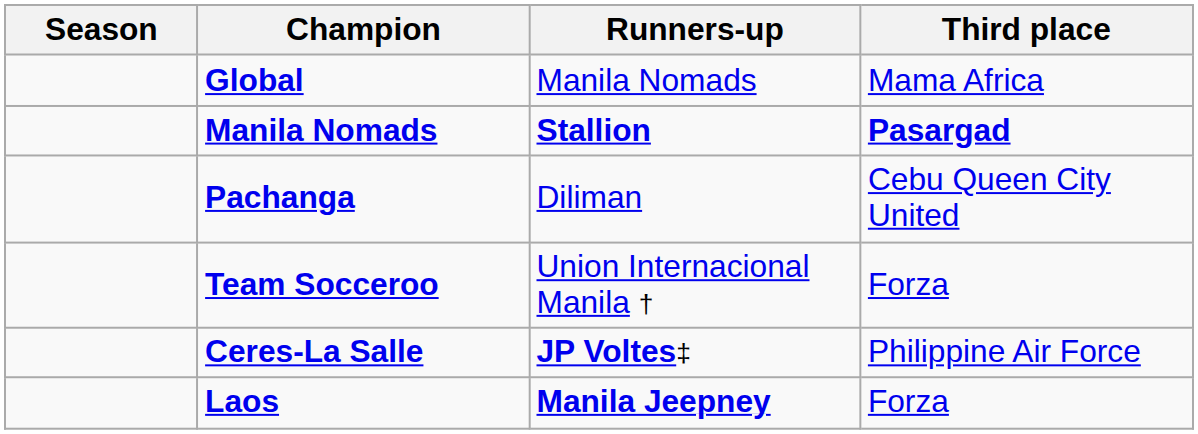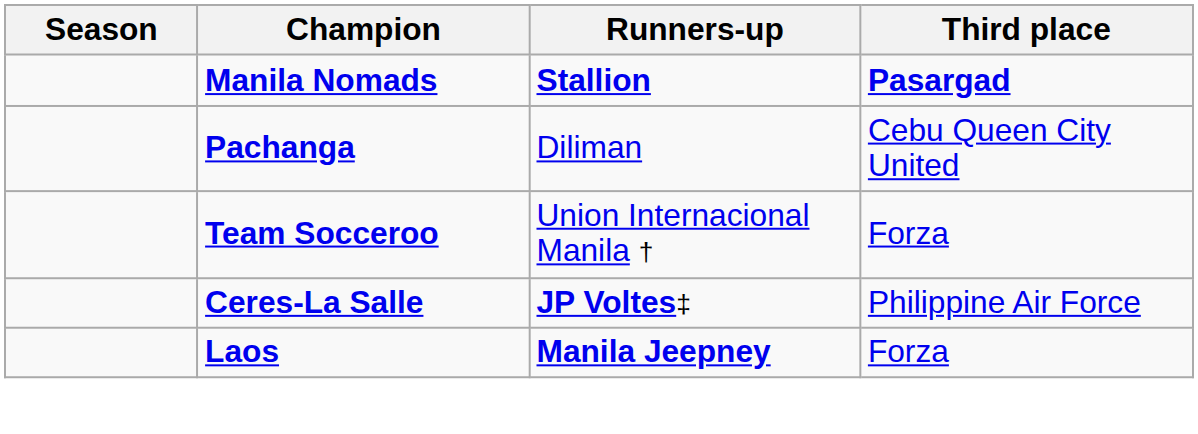- row: (254, 79)
